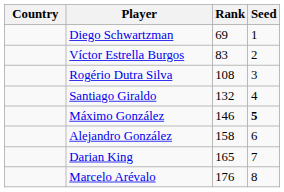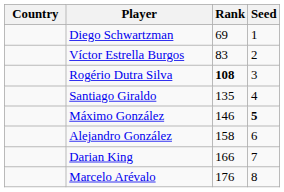(225, 75) normal -> (225, 75) bold
(225, 95) 132 -> (225, 95) 135
(225, 156) 165 -> (225, 156) 166
